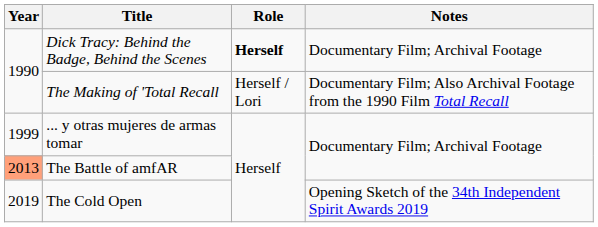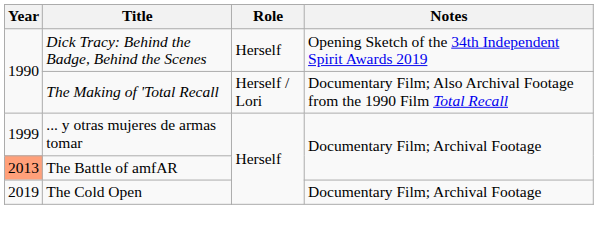(259, 50) bold -> (258, 50) normal
(425, 50) Documentary Film; Archival Footage -> (434, 50) Opening Sketch of the 34th Independent Spirit Awards 2019
(434, 200) Opening Sketch of the 34th Independent Spirit Awards 2019 -> (425, 192) Documentary Film; Archival Footage
